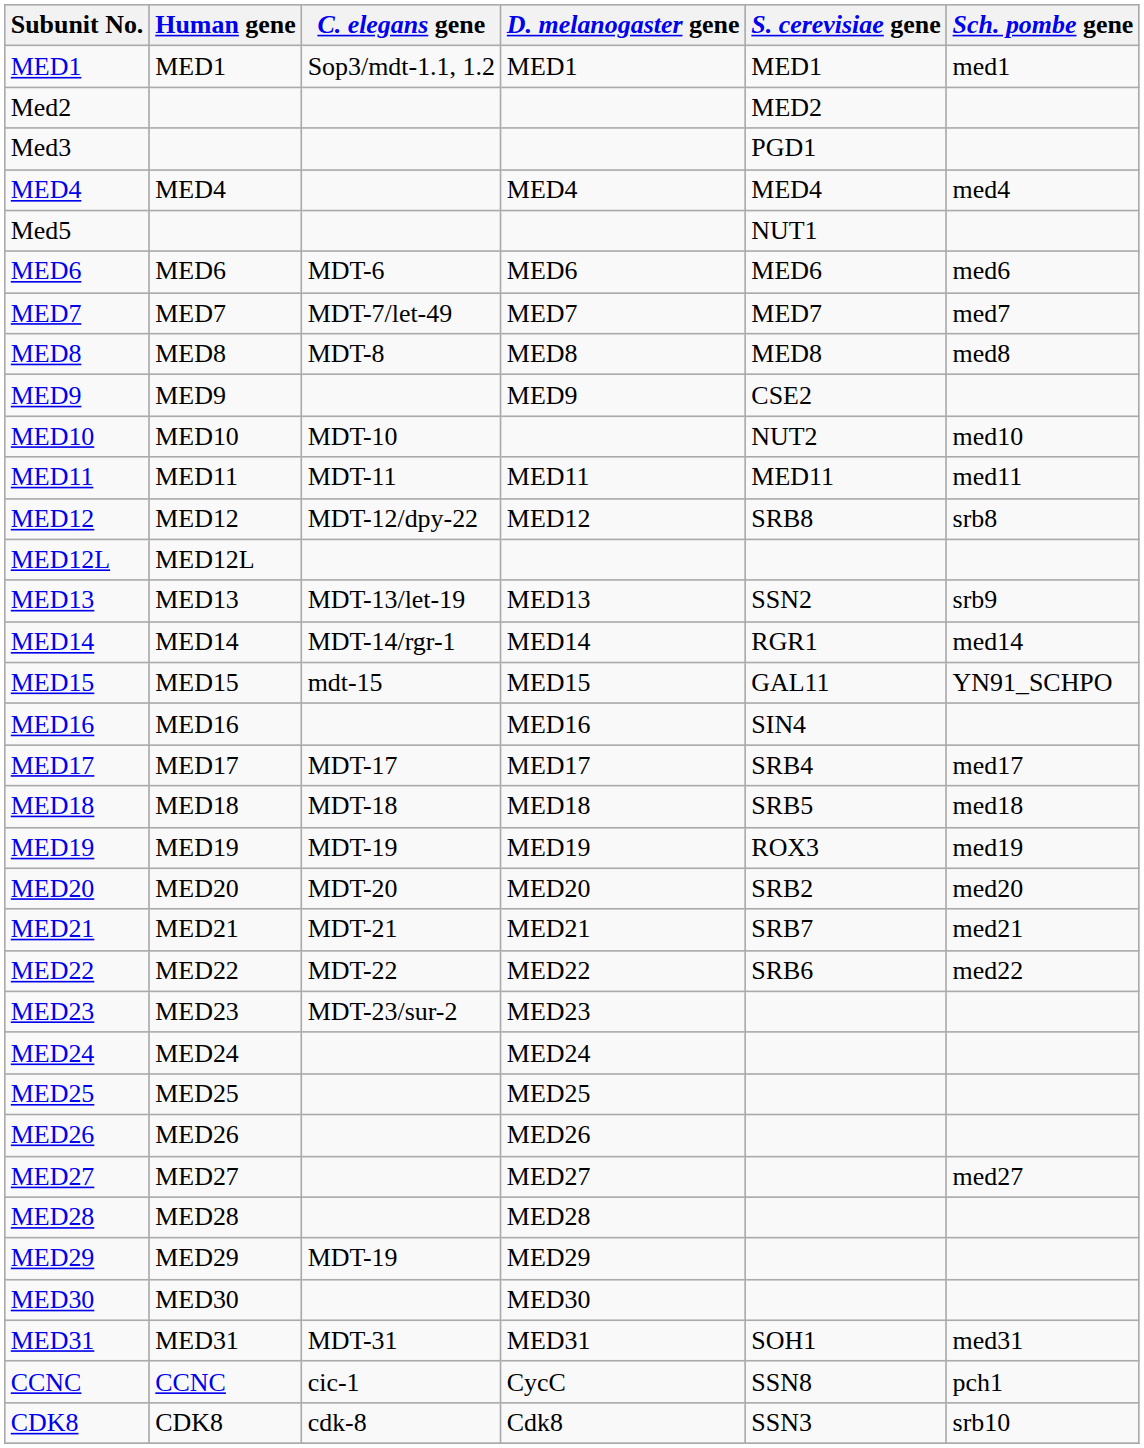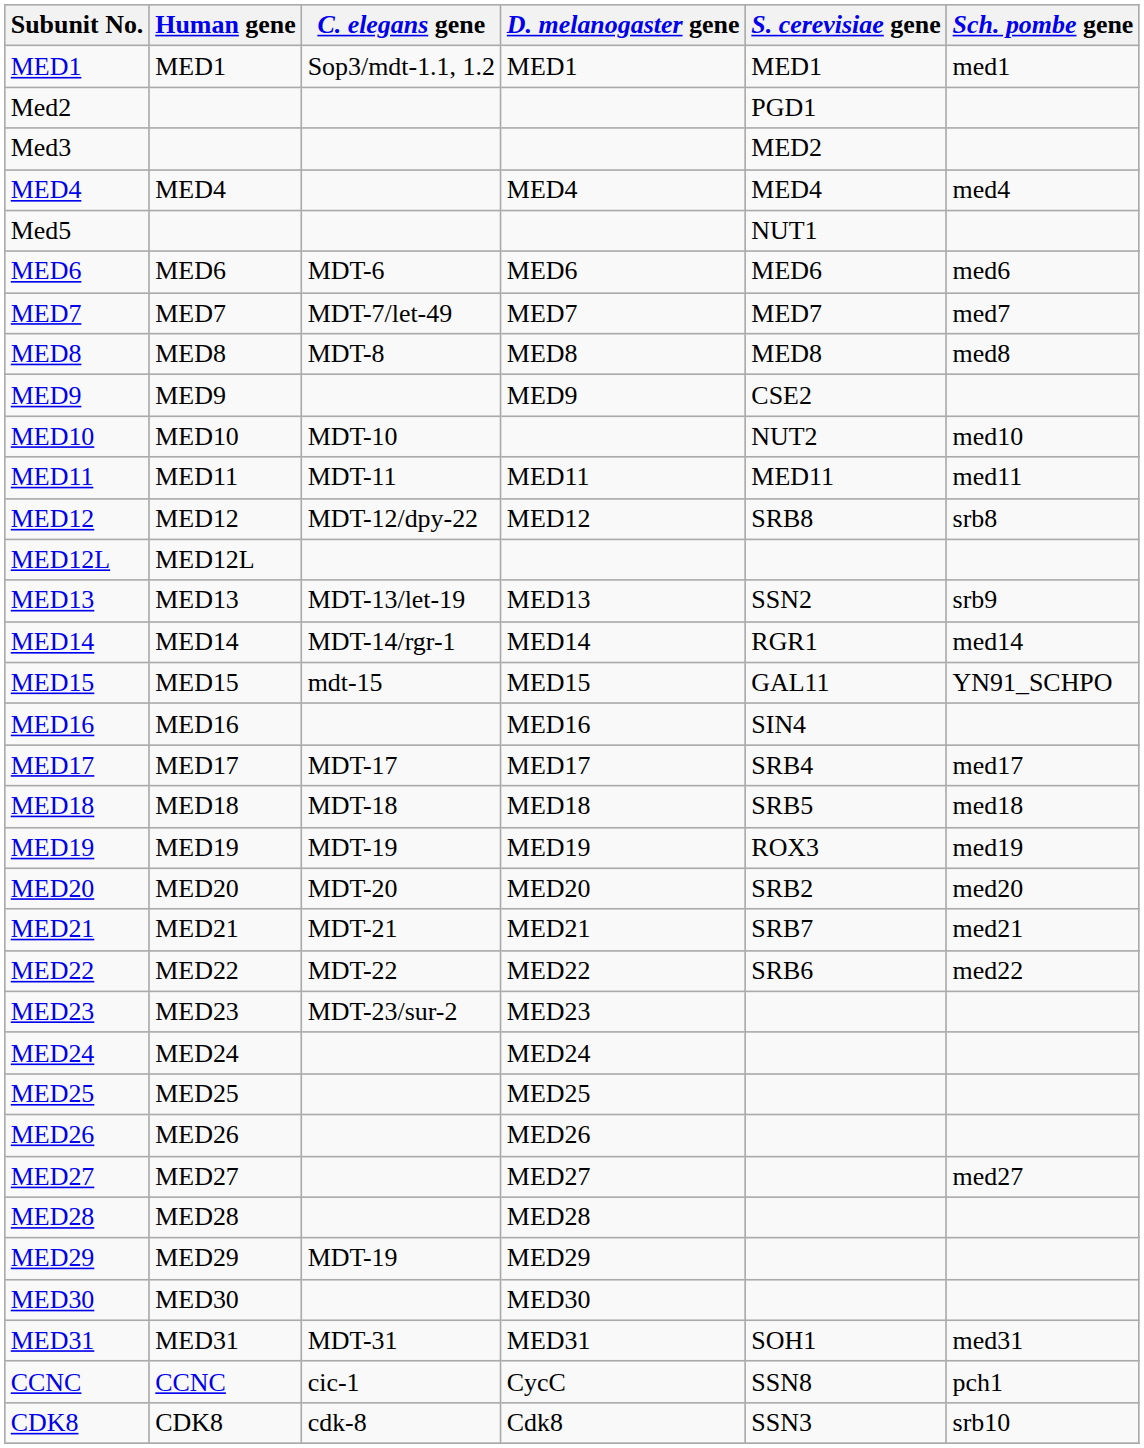(787, 107) MED2 -> (784, 107) PGD1
(784, 148) PGD1 -> (787, 148) MED2
